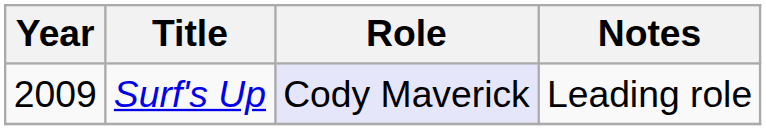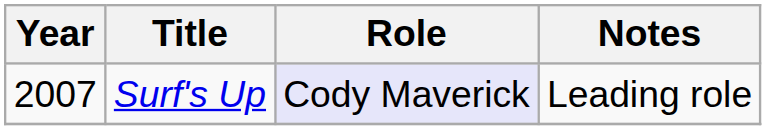(55, 93) 2009 -> (55, 93) 2007
